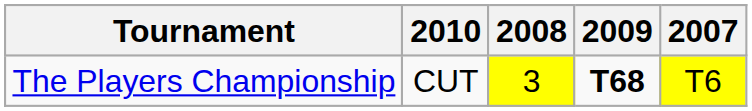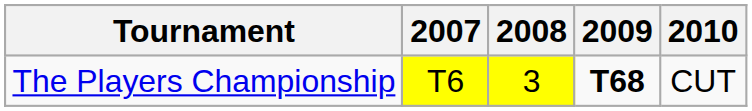columns swapped: (703, 31) <-> (446, 31)
